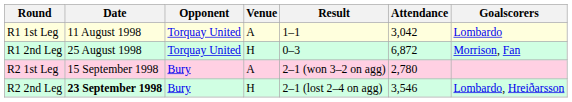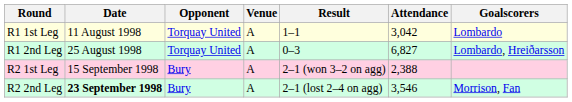(251, 50) H -> (251, 50) A
(404, 50) 6,872 -> (404, 50) 6,827
(487, 50) Morrison, Fan -> (509, 50) Lombardo, Hreiðarsson
(404, 69) 2,780 -> (404, 69) 2,388
(251, 87) H -> (251, 87) A
(509, 87) Lombardo, Hreiðarsson -> (487, 87) Morrison, Fan
